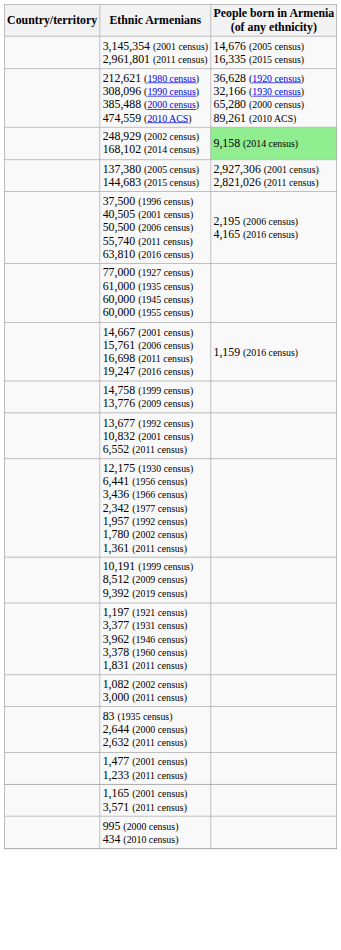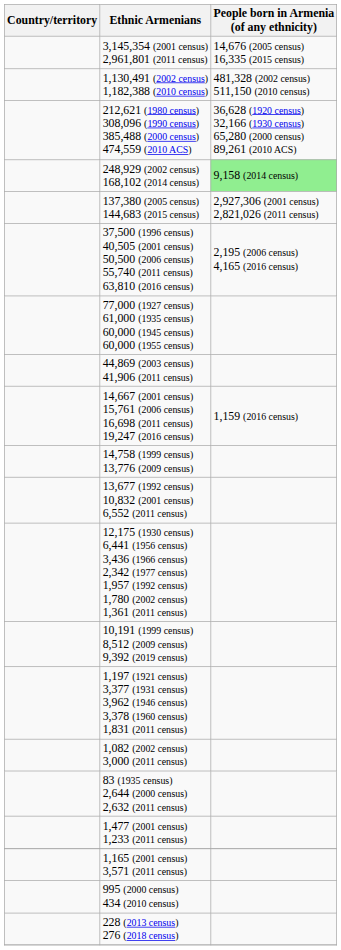+ row: (155, 84)
+ row: (148, 370)
+ row: (141, 928)
